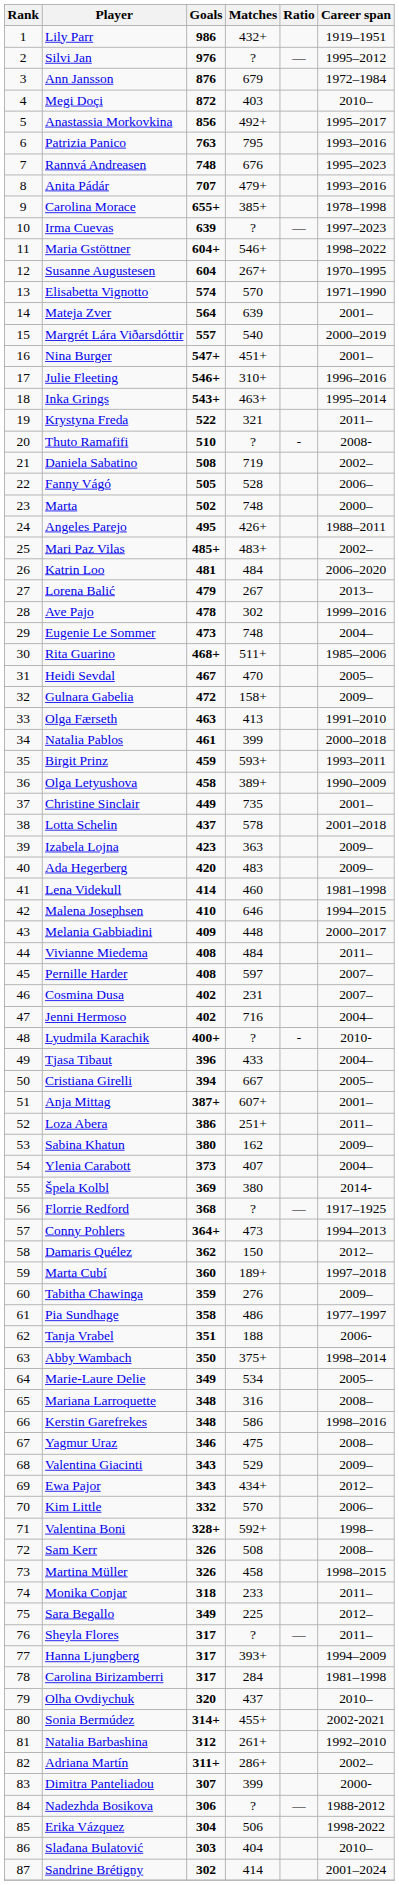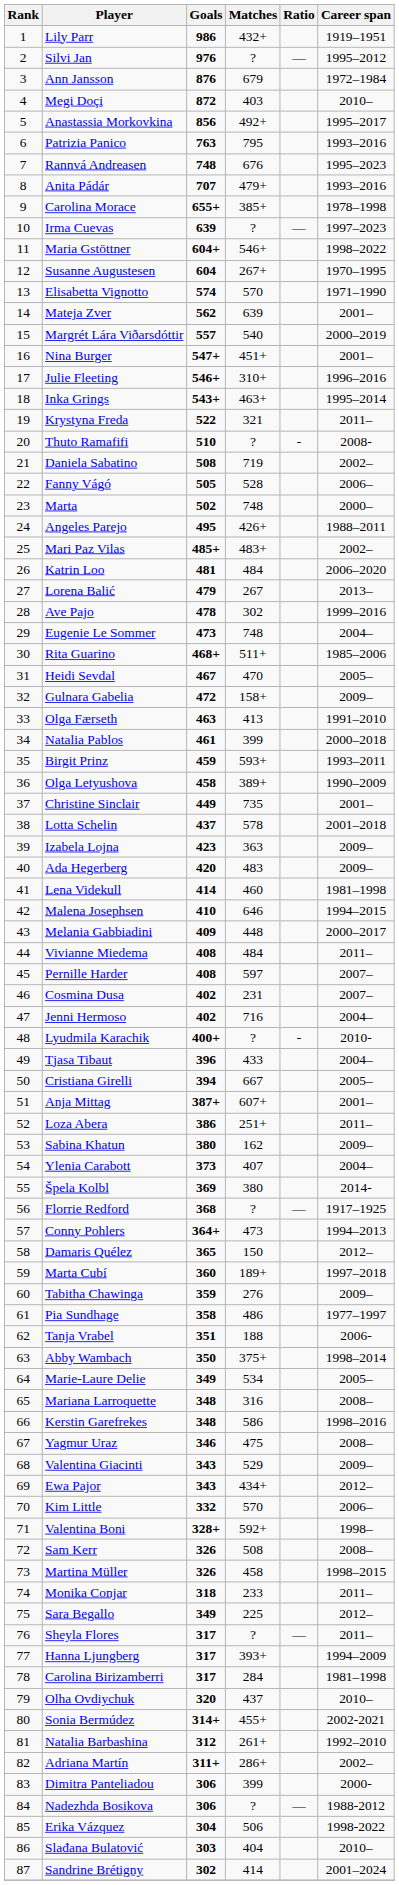(206, 313) 564 -> (206, 313) 562
(206, 1251) 362 -> (206, 1251) 365
(206, 1784) 307 -> (206, 1784) 306
